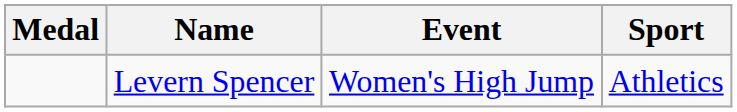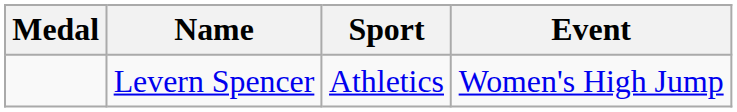columns swapped: (666, 29) <-> (462, 29)
